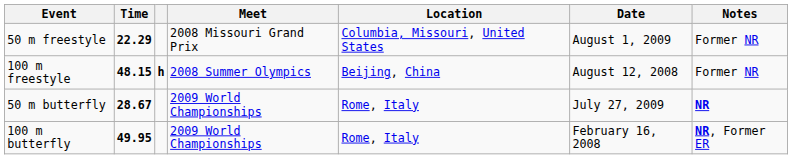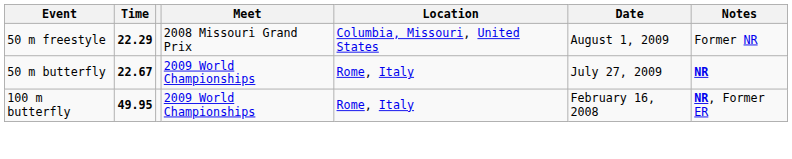- row: (39, 72)
(134, 105) 28.67 -> (135, 72) 22.67
